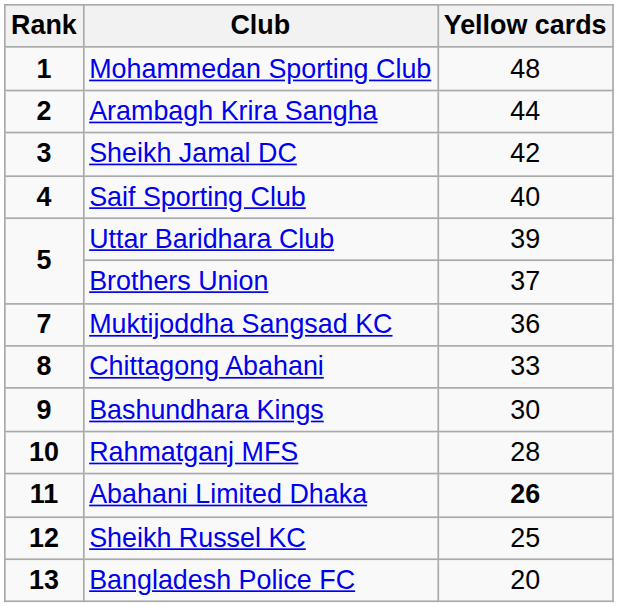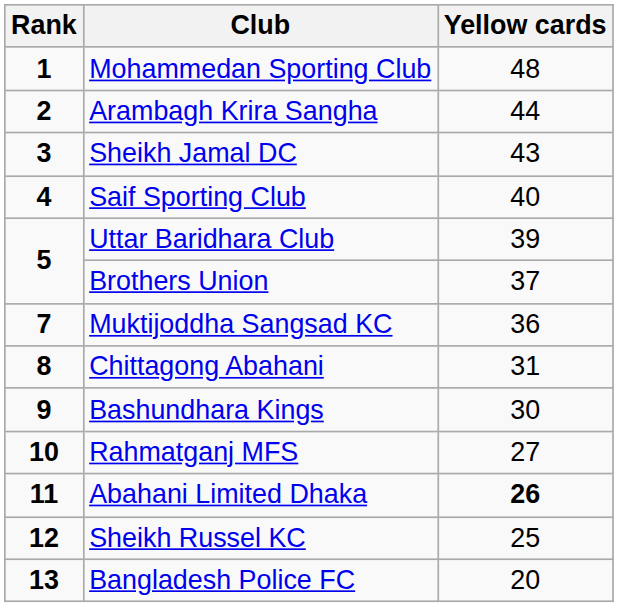(525, 153) 42 -> (525, 153) 43
(525, 366) 33 -> (525, 366) 31
(525, 452) 28 -> (525, 452) 27
